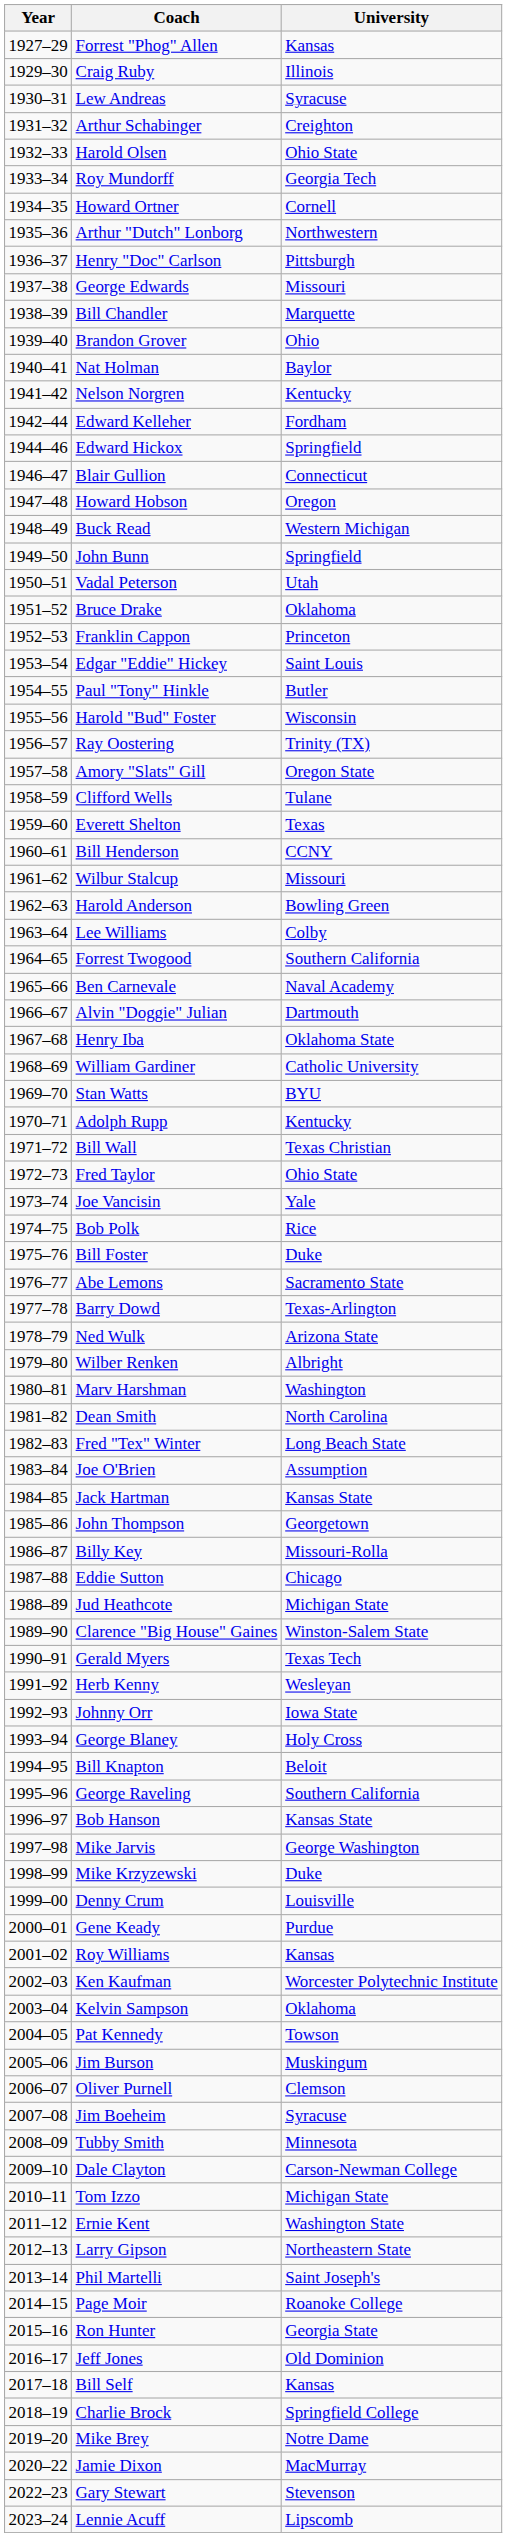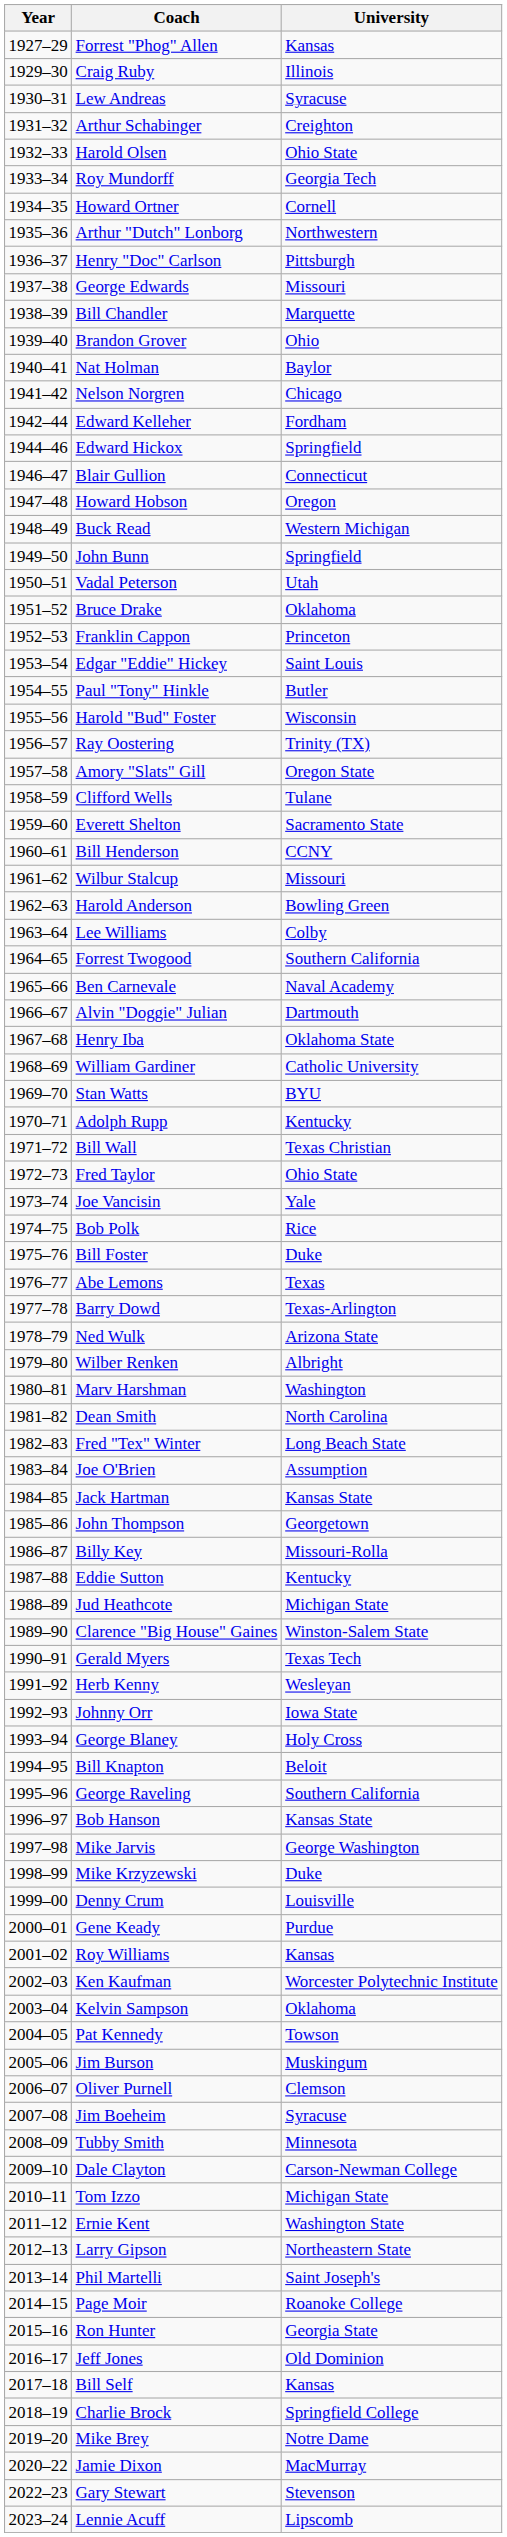(318, 394) Kentucky -> (313, 394) Chicago
(305, 824) Texas -> (344, 824) Sacramento State
(344, 1282) Sacramento State -> (305, 1282) Texas
(313, 1578) Chicago -> (318, 1578) Kentucky
